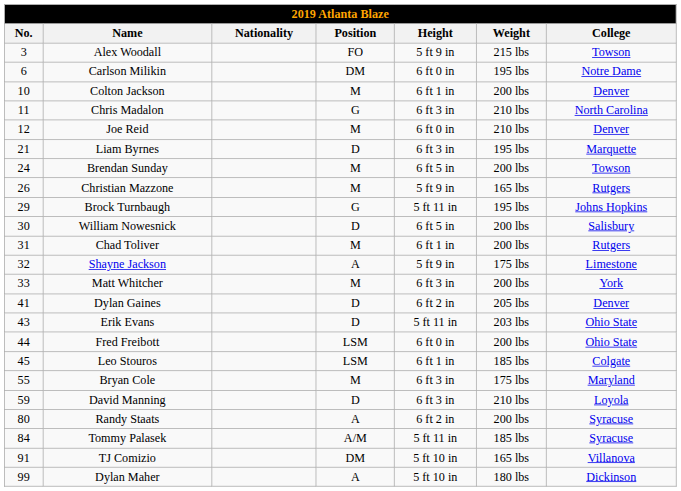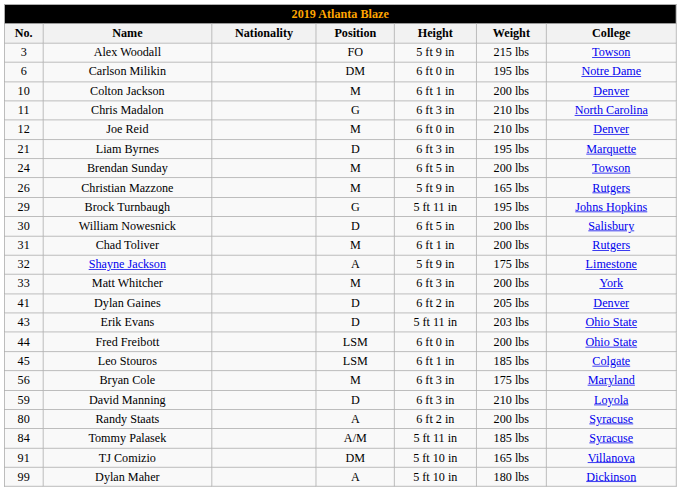(24, 380) 55 -> (24, 380) 56
